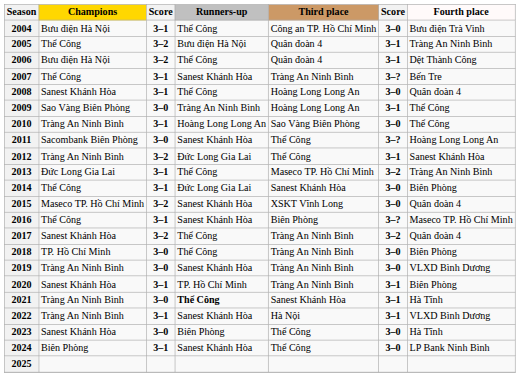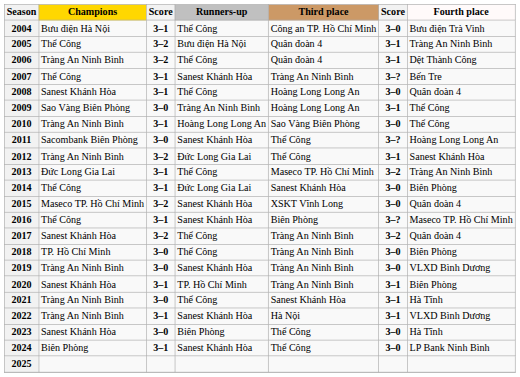(75, 60) Bưu điện Hà Nội -> (82, 60) Tràng An Ninh Bình
(198, 300) bold -> (197, 300) normal
